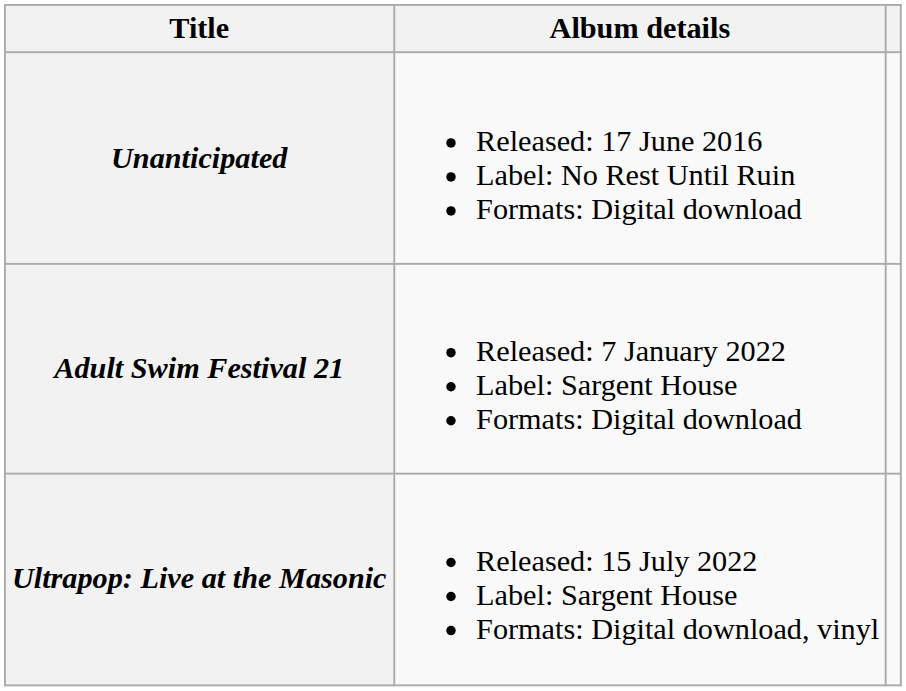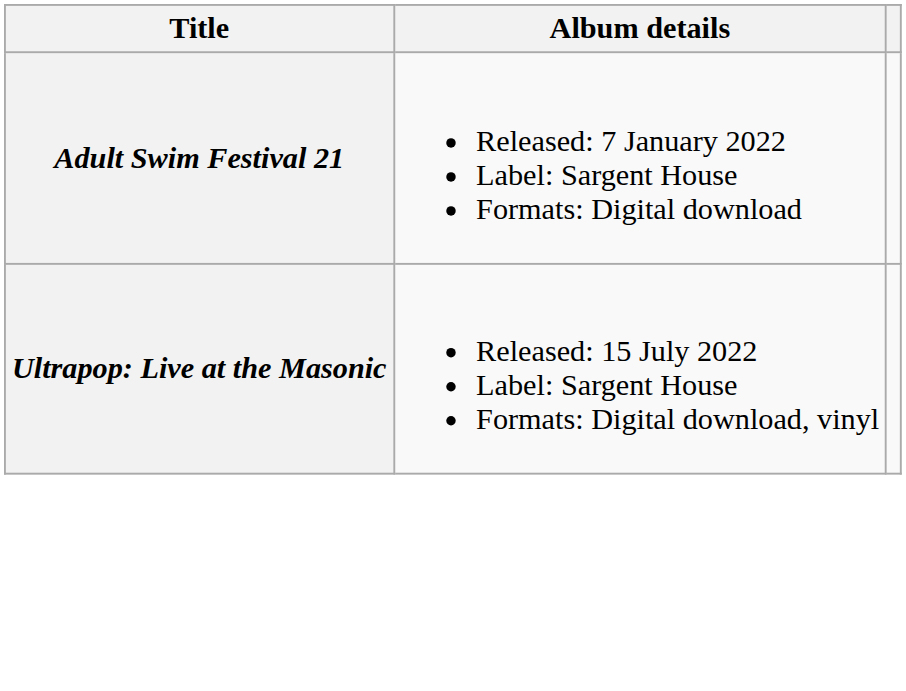- row: (199, 157)
